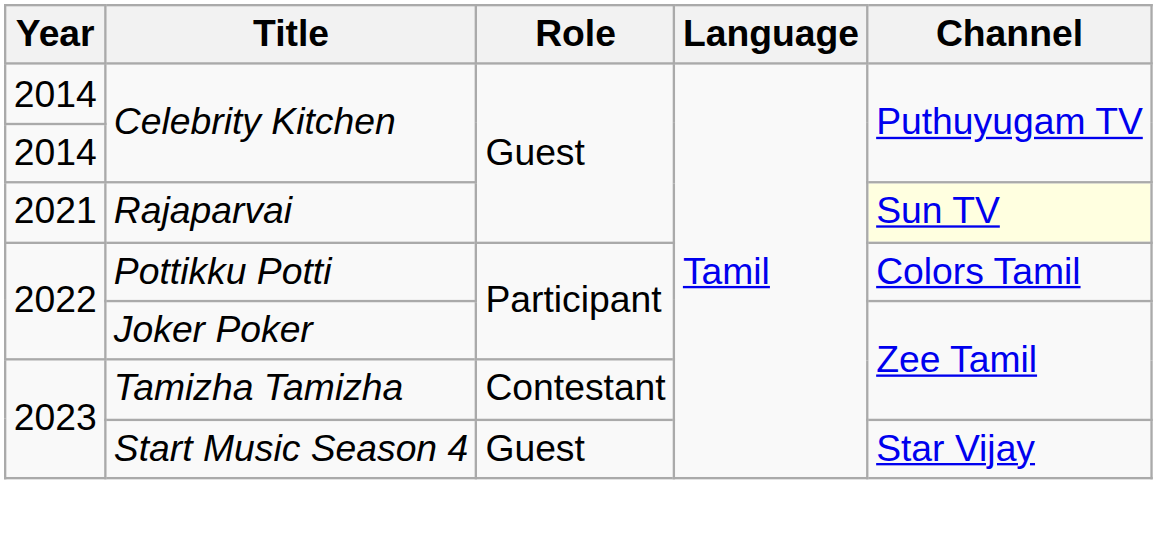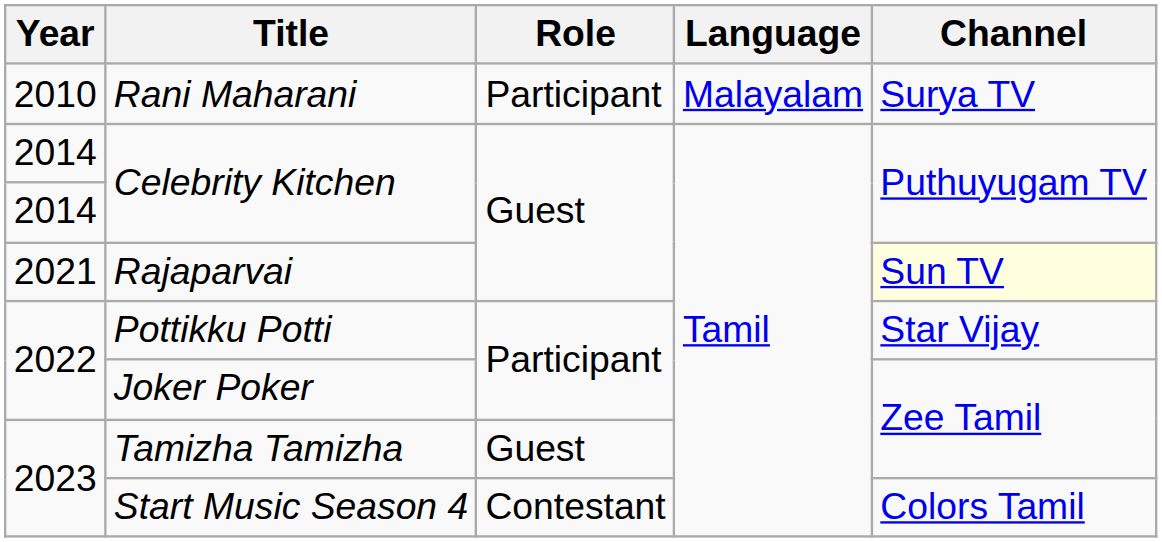+ row: (55, 93)
(978, 270) Colors Tamil -> (960, 329) Star Vijay
(576, 388) Contestant -> (535, 447) Guest
(535, 447) Guest -> (576, 507) Contestant
(956, 447) Star Vijay -> (983, 507) Colors Tamil
